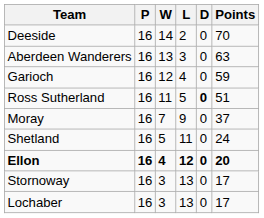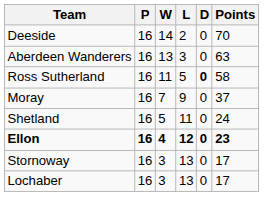- row: (30, 77)
(222, 98) 51 -> (222, 77) 58
(222, 160) 20 -> (222, 139) 23
